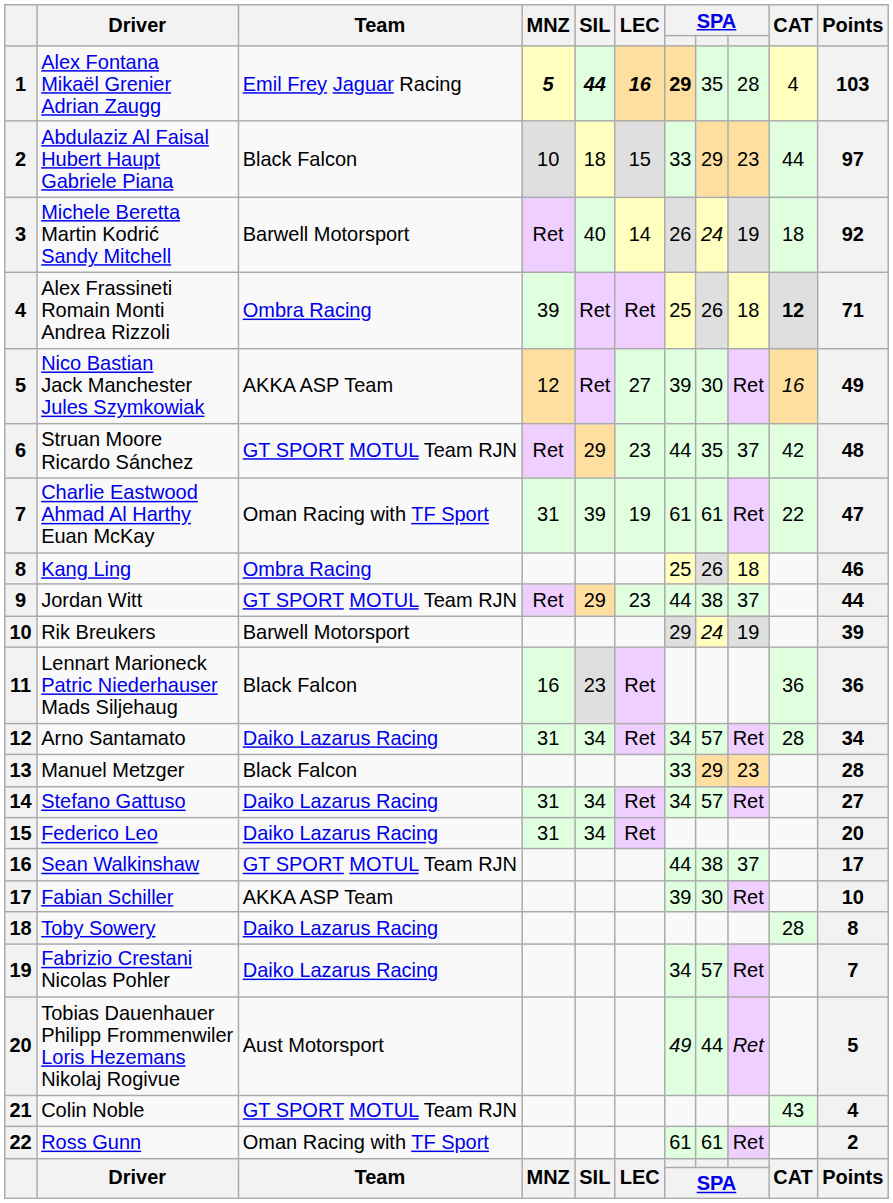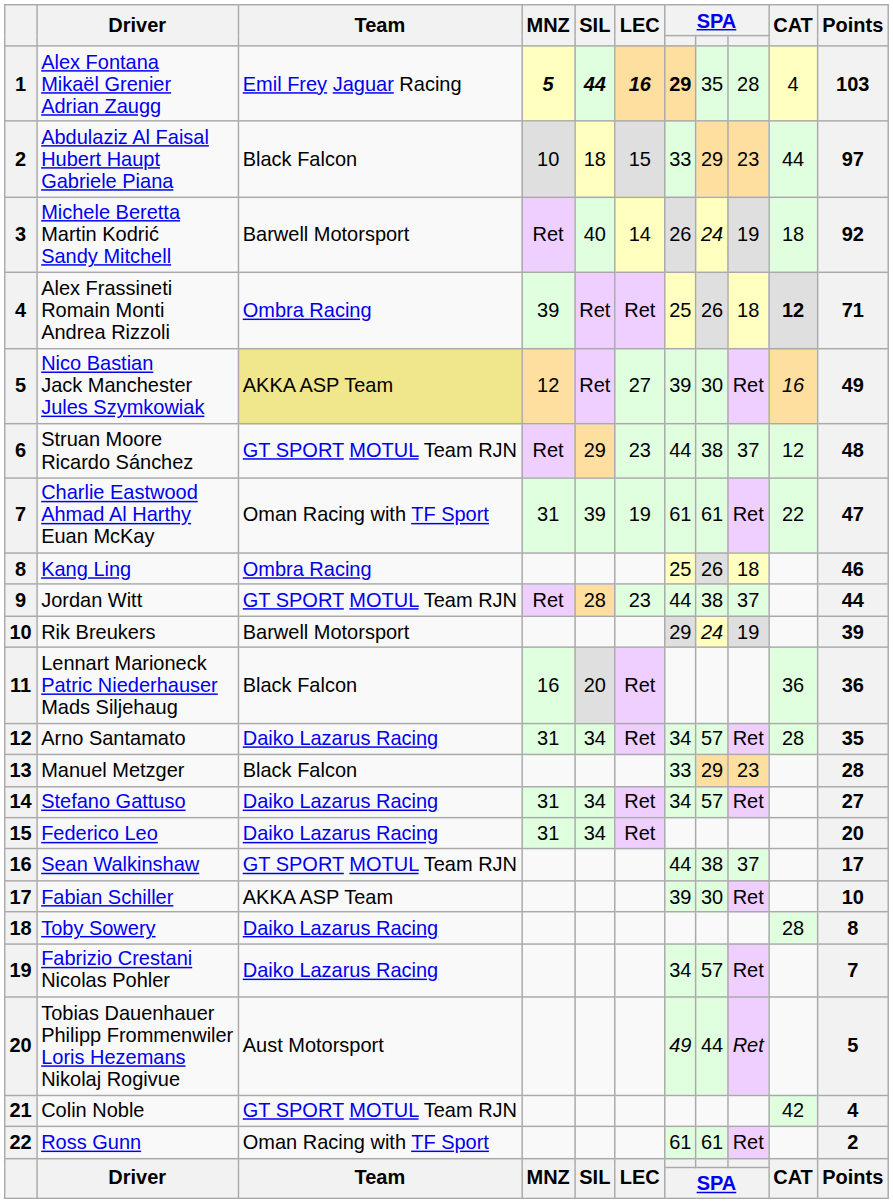(318, 386) no background -> (318, 386) khaki background
(712, 450) 35 -> (712, 450) 38
(793, 450) 42 -> (793, 450) 12
(595, 600) 29 -> (595, 600) 28
(595, 685) 23 -> (595, 685) 20
(853, 738) 34 -> (853, 738) 35
(793, 1110) 43 -> (793, 1110) 42
